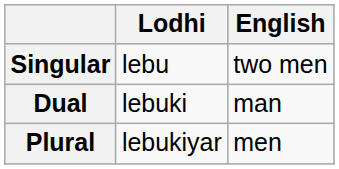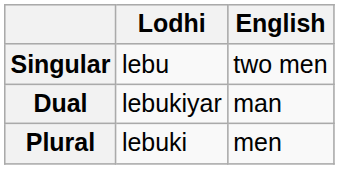(155, 103) lebuki -> (172, 103) lebukiyar
(172, 143) lebukiyar -> (155, 143) lebuki
